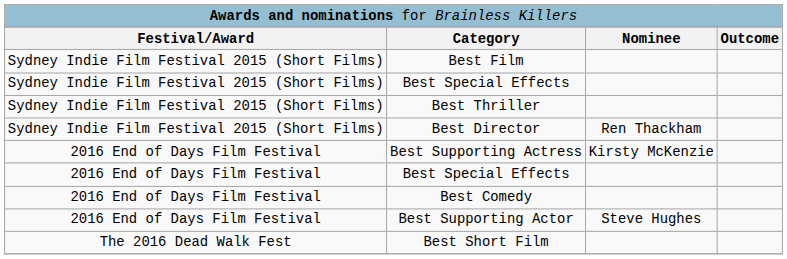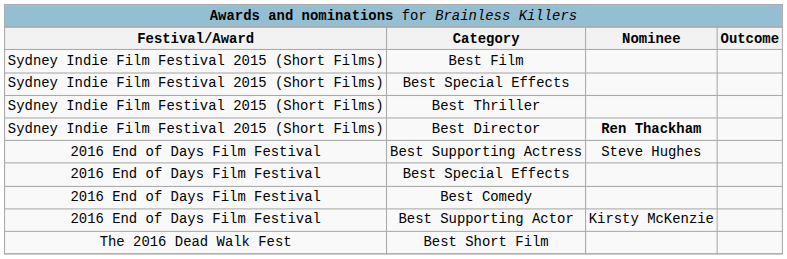(651, 129) normal -> (651, 129) bold
(651, 152) Kirsty McKenzie -> (651, 152) Steve Hughes
(651, 220) Steve Hughes -> (651, 220) Kirsty McKenzie
